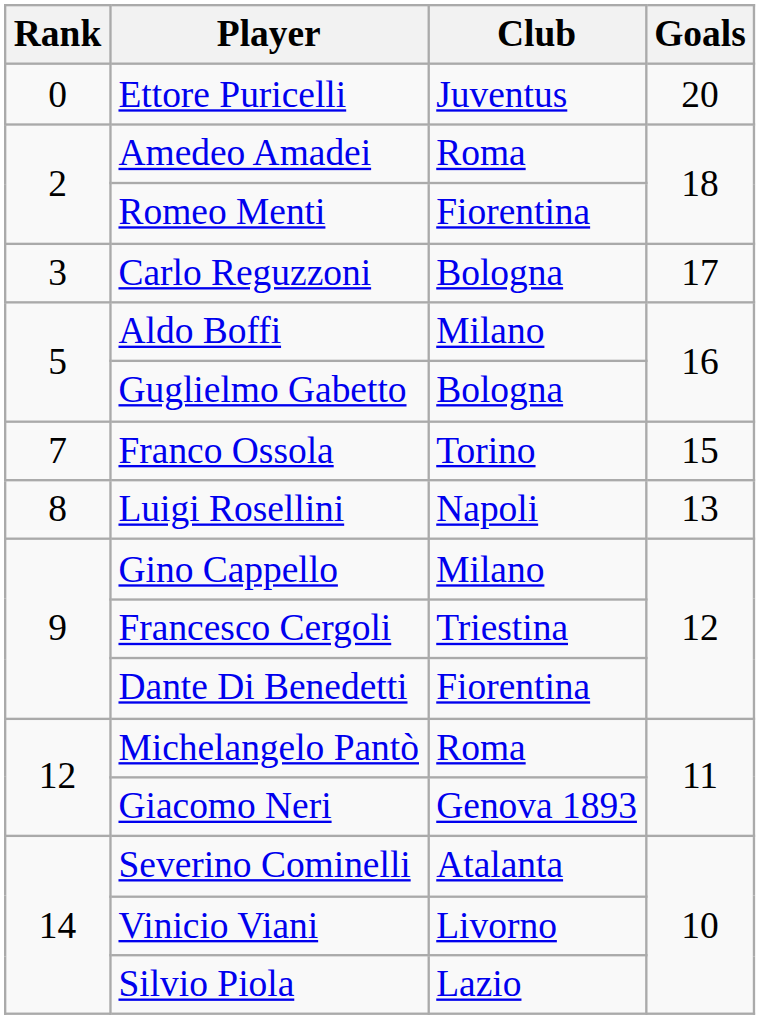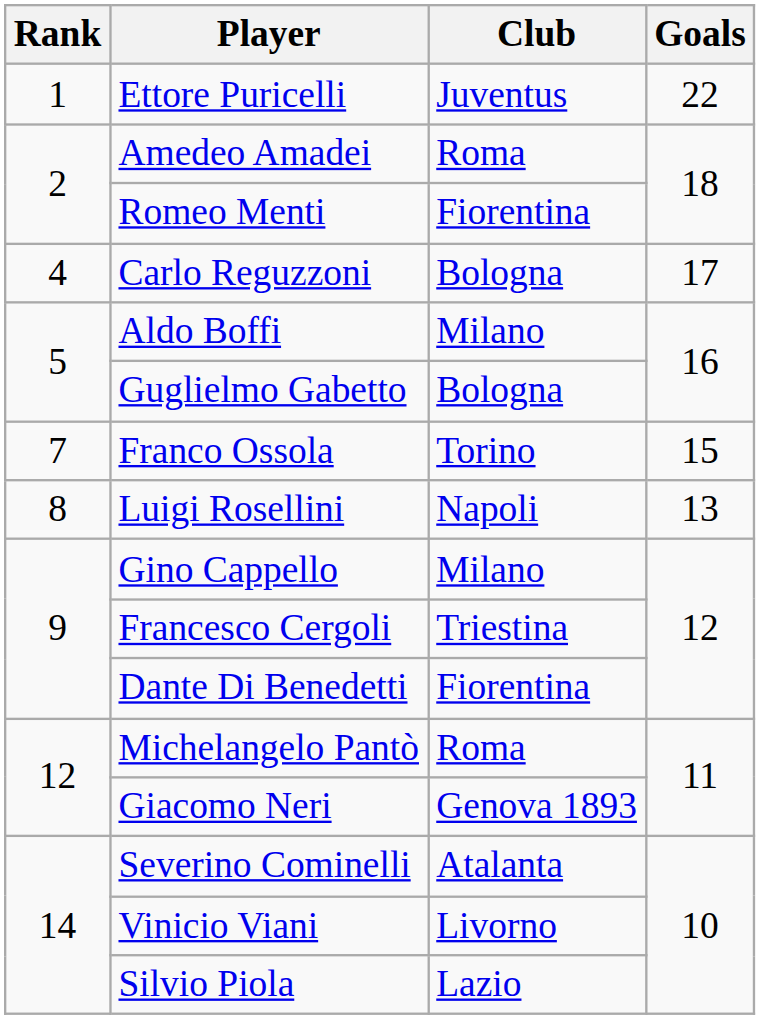(57, 93) 0 -> (57, 93) 1
(700, 93) 20 -> (700, 93) 22
(57, 271) 3 -> (57, 271) 4
